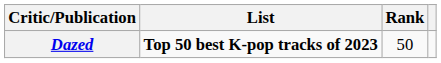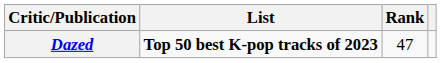(405, 44) 50 -> (405, 44) 47
